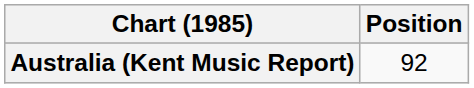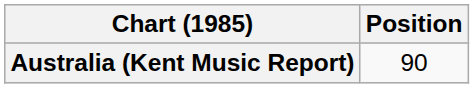(414, 62) 92 -> (414, 62) 90
